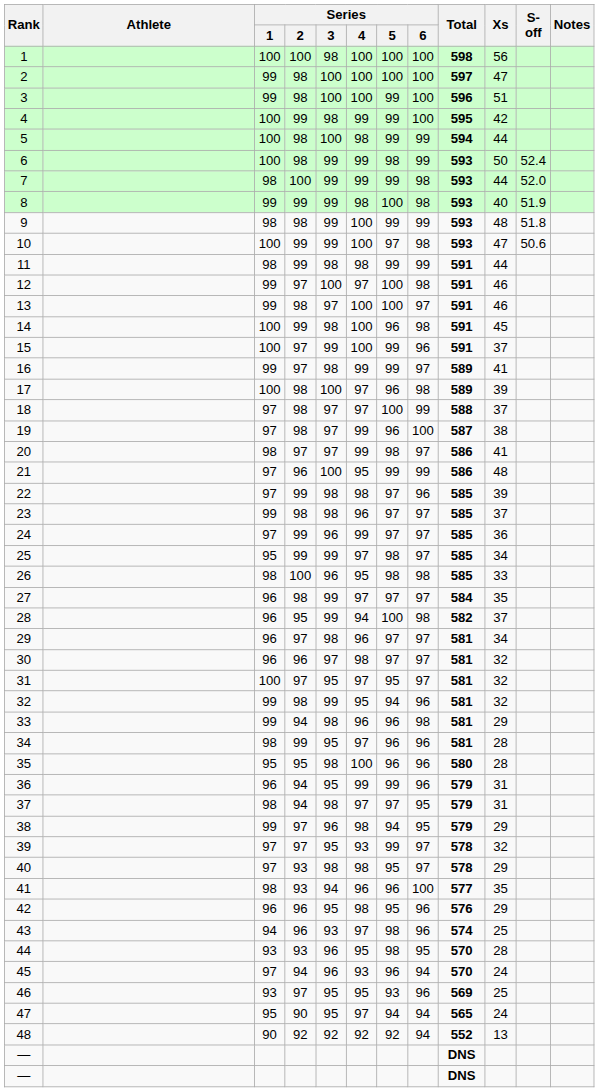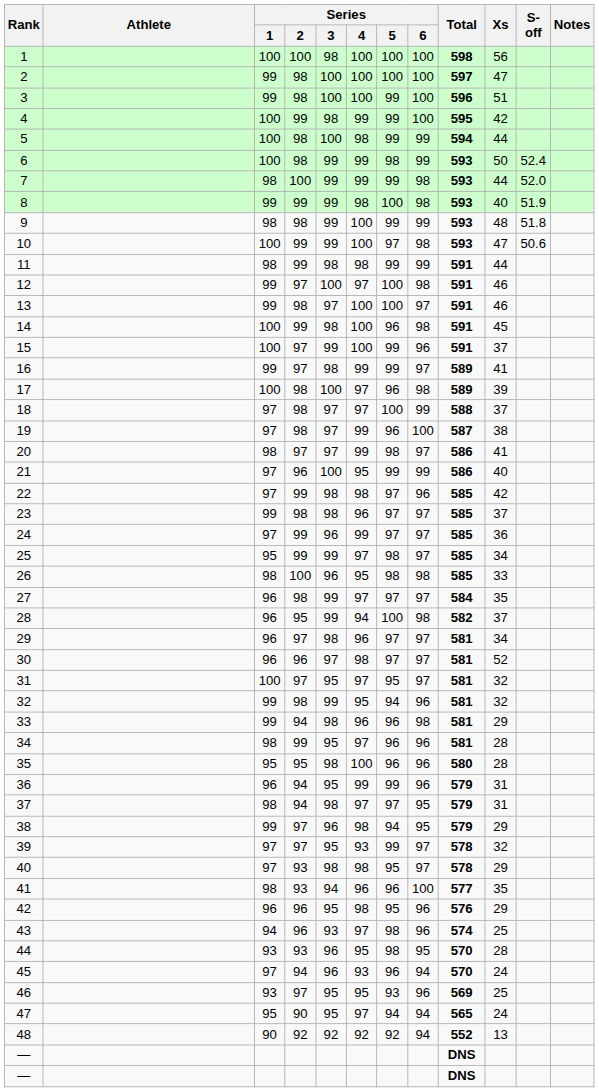(501, 472) 48 -> (501, 472) 40
(501, 493) 39 -> (501, 493) 42
(501, 659) 32 -> (501, 659) 52
